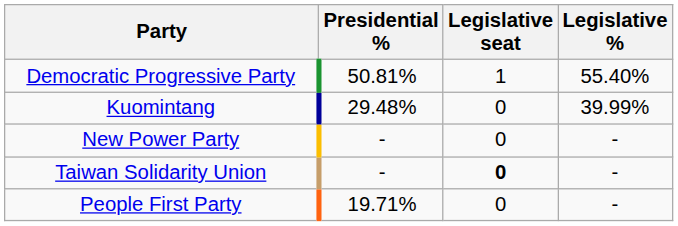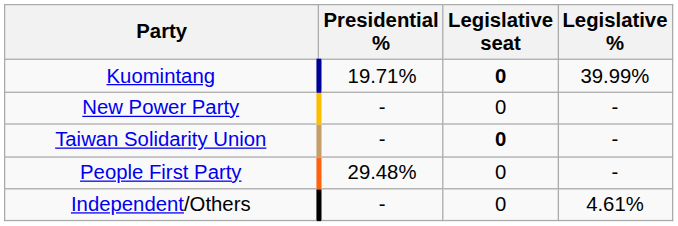- row: (161, 75)
(382, 107) 29.48% -> (382, 75) 19.71%
(501, 107) normal -> (501, 75) bold
(382, 204) 19.71% -> (382, 172) 29.48%
+ row: (161, 204)
